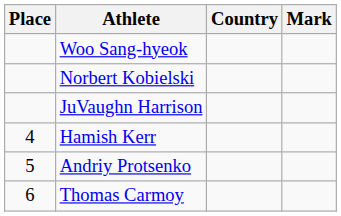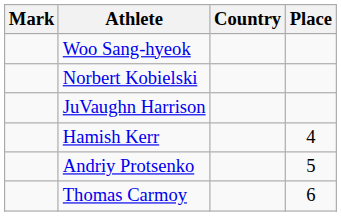columns swapped: (30, 19) <-> (309, 19)
